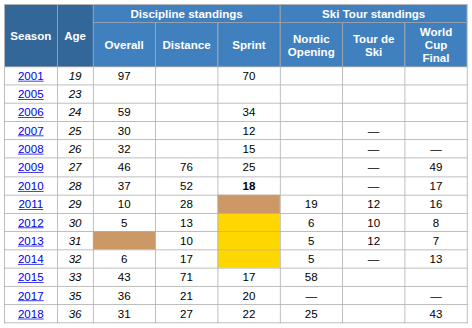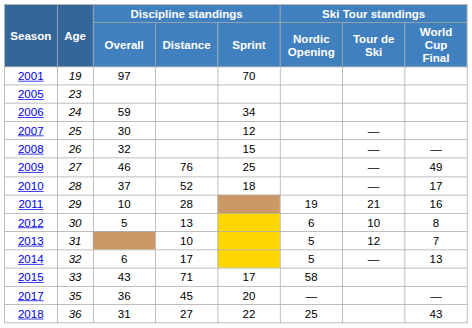(249, 186) bold -> (249, 186) normal
(374, 204) 12 -> (374, 204) 21
(187, 296) 21 -> (187, 296) 45
